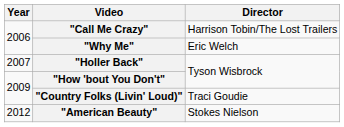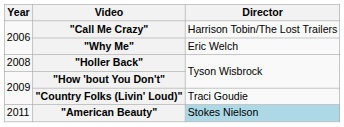(19, 63) 2007 -> (19, 63) 2008
(19, 113) 2012 -> (18, 113) 2011
(223, 113) no background -> (223, 113) lightblue background
